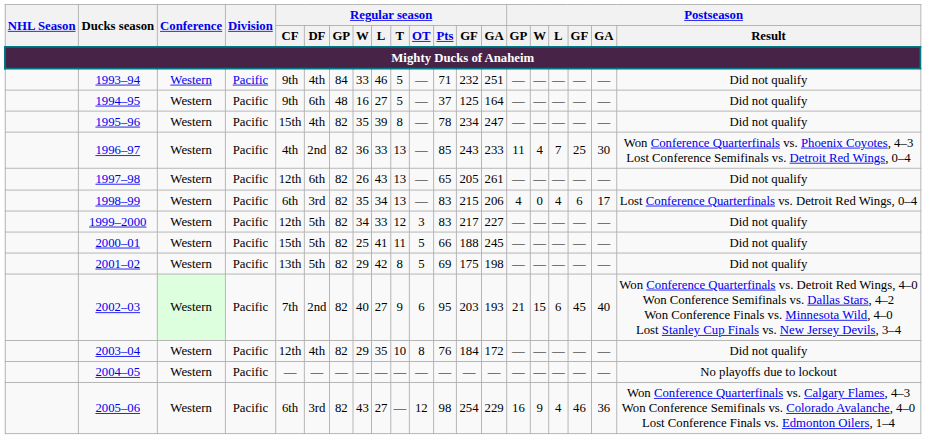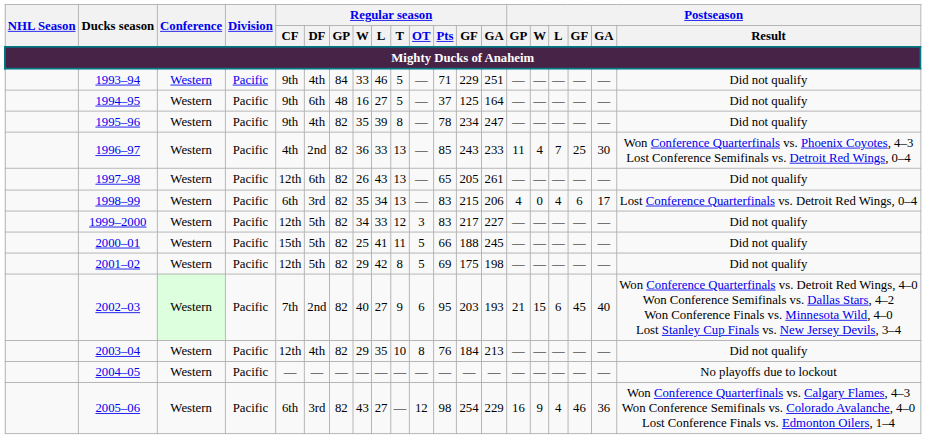(469, 80) 232 -> (469, 80) 229
(290, 122) 15th -> (290, 122) 9th
(290, 263) 13th -> (290, 263) 12th
(494, 351) 172 -> (494, 351) 213
